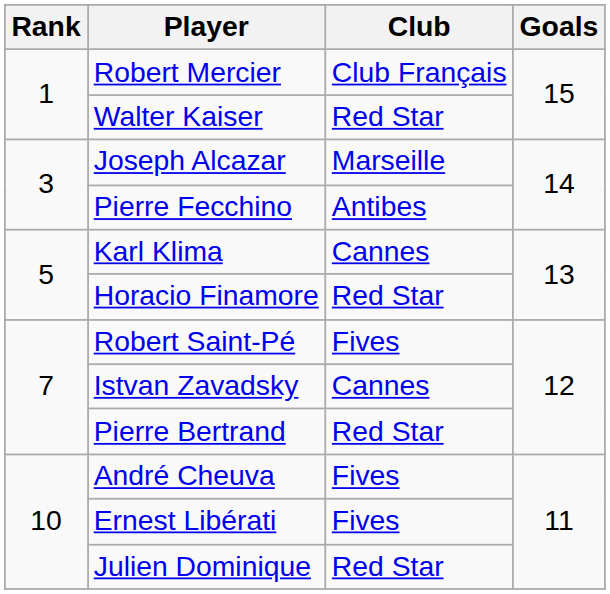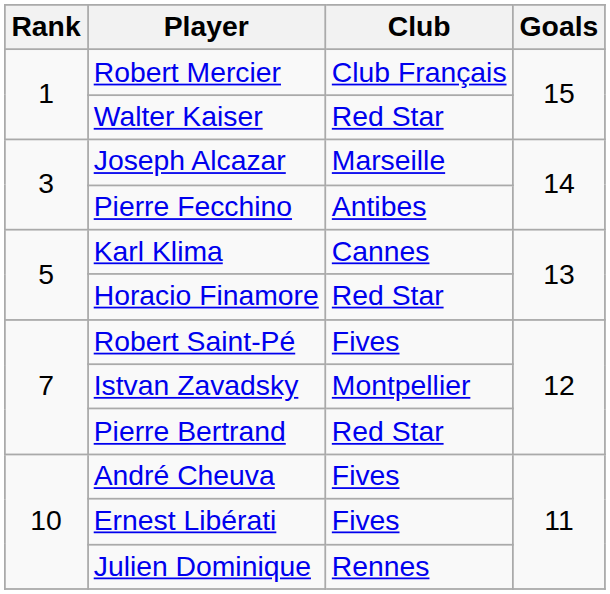(381, 386) Cannes -> (401, 386) Montpellier
(388, 565) Red Star -> (381, 565) Rennes
